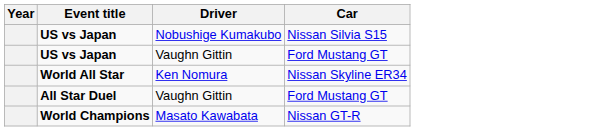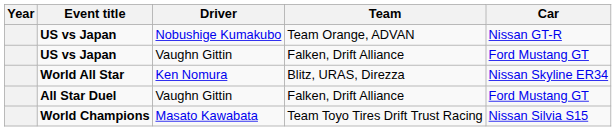+ column: (385, 14)
(337, 34) Nissan Silvia S15 -> (525, 34) Nissan GT-R
(324, 116) Nissan GT-R -> (538, 116) Nissan Silvia S15
